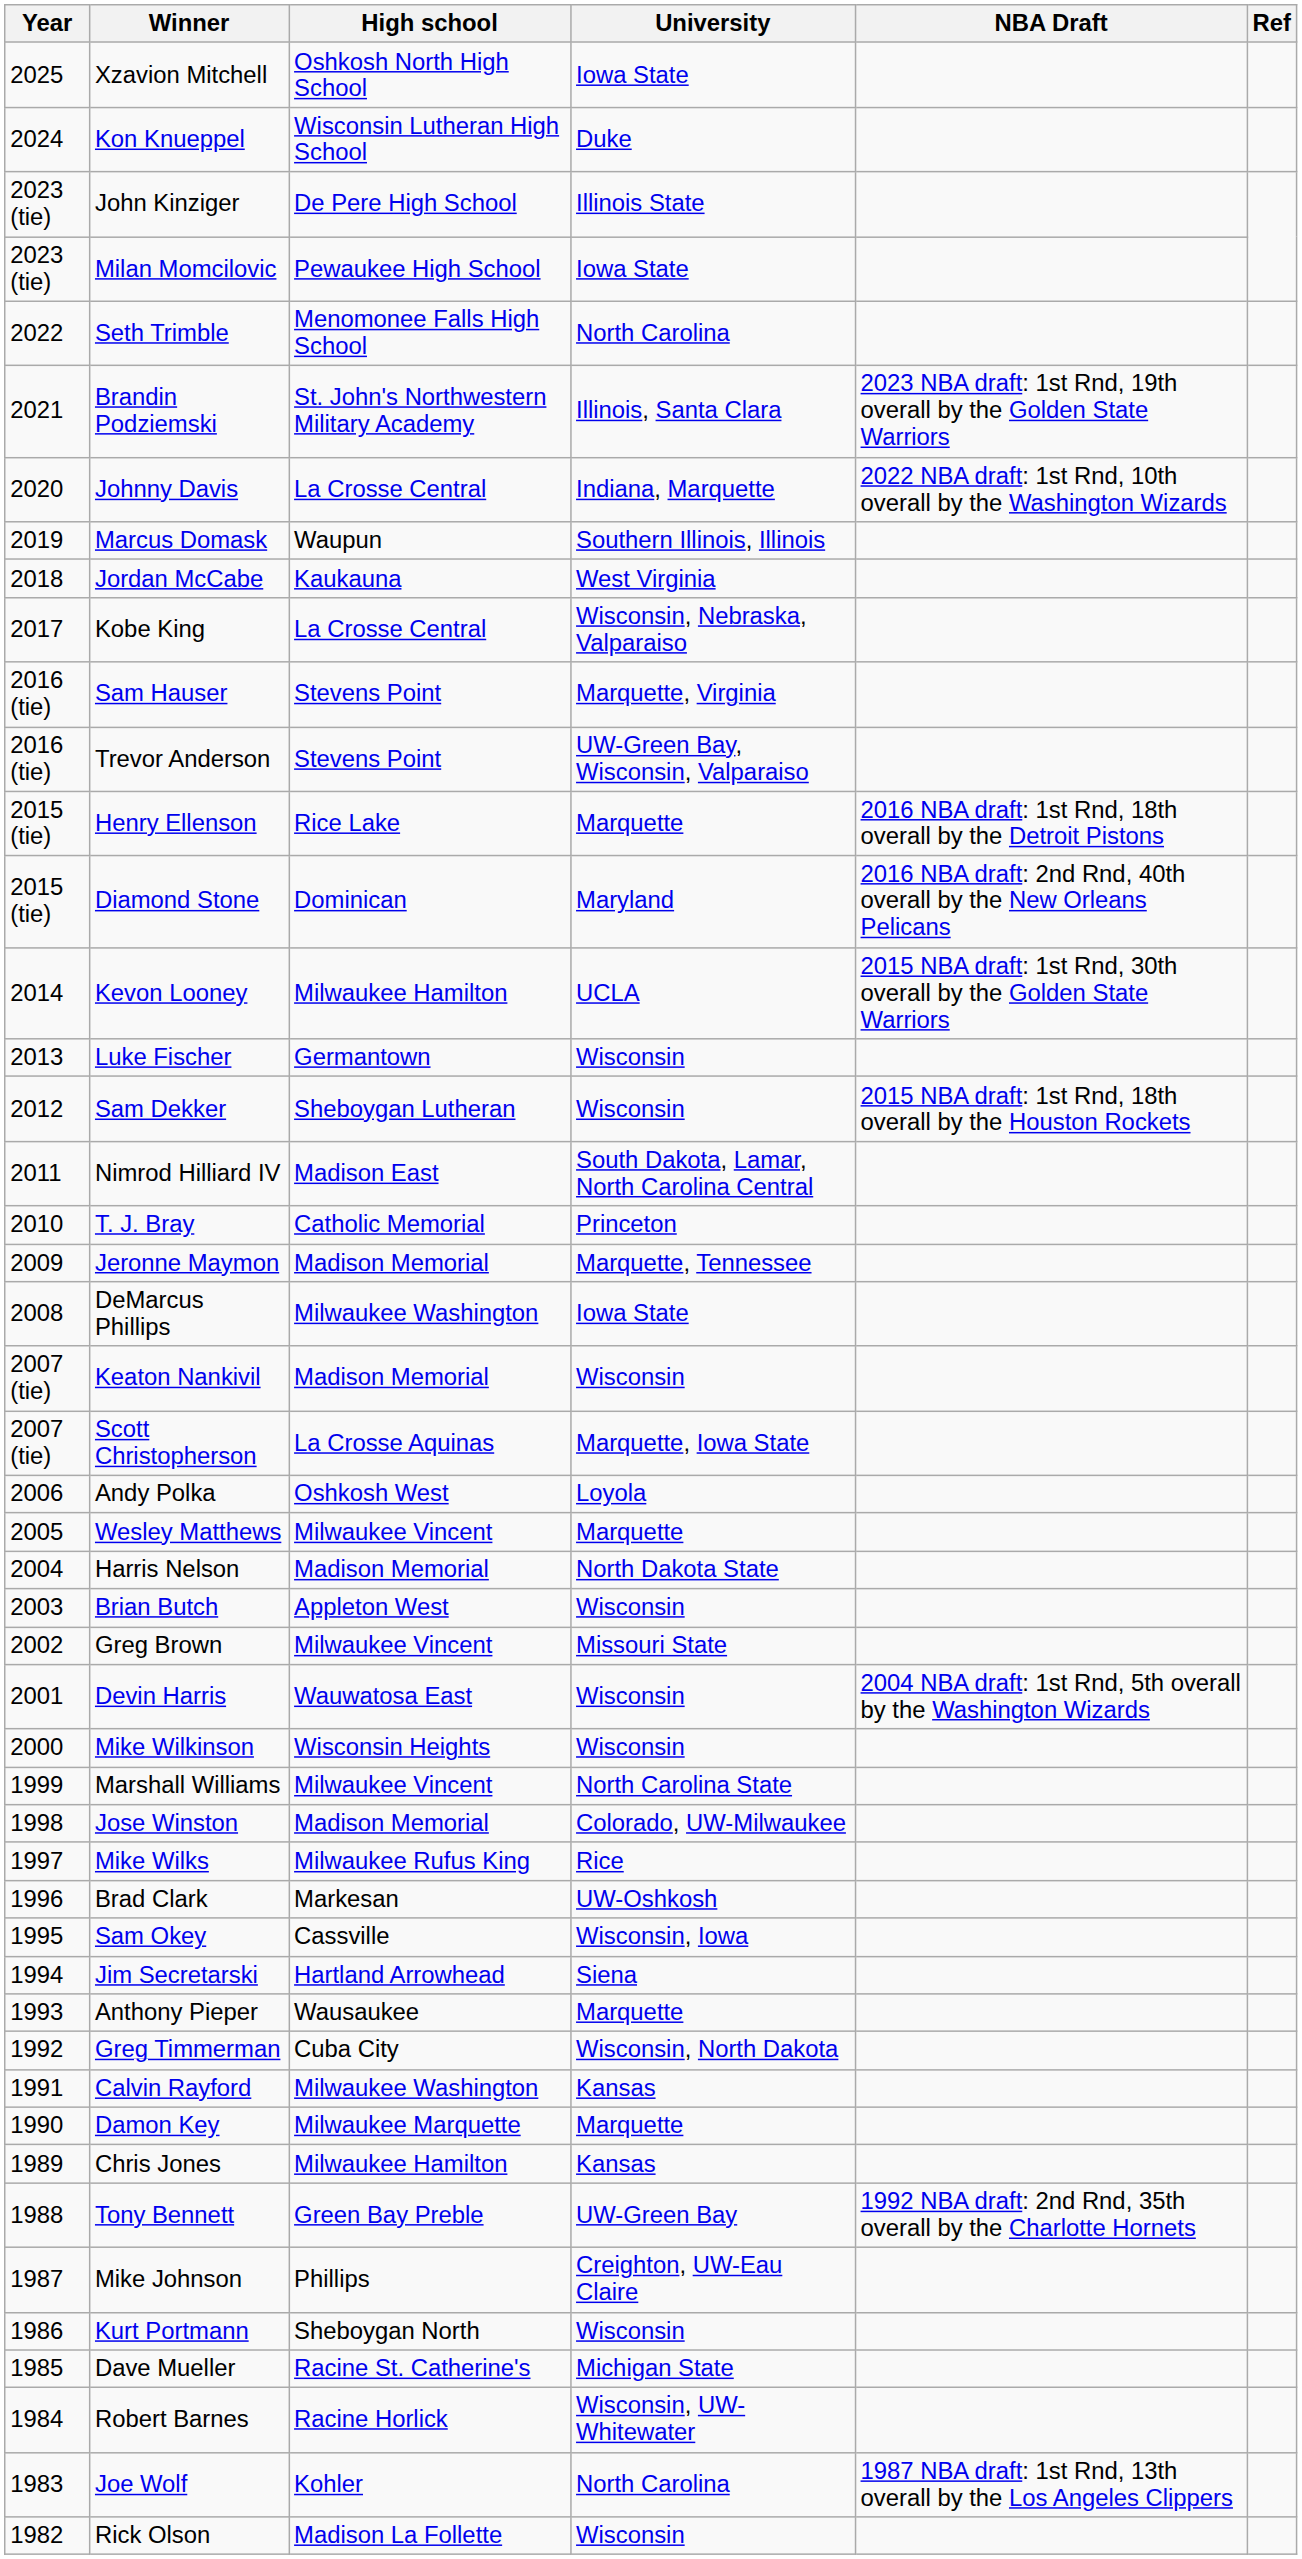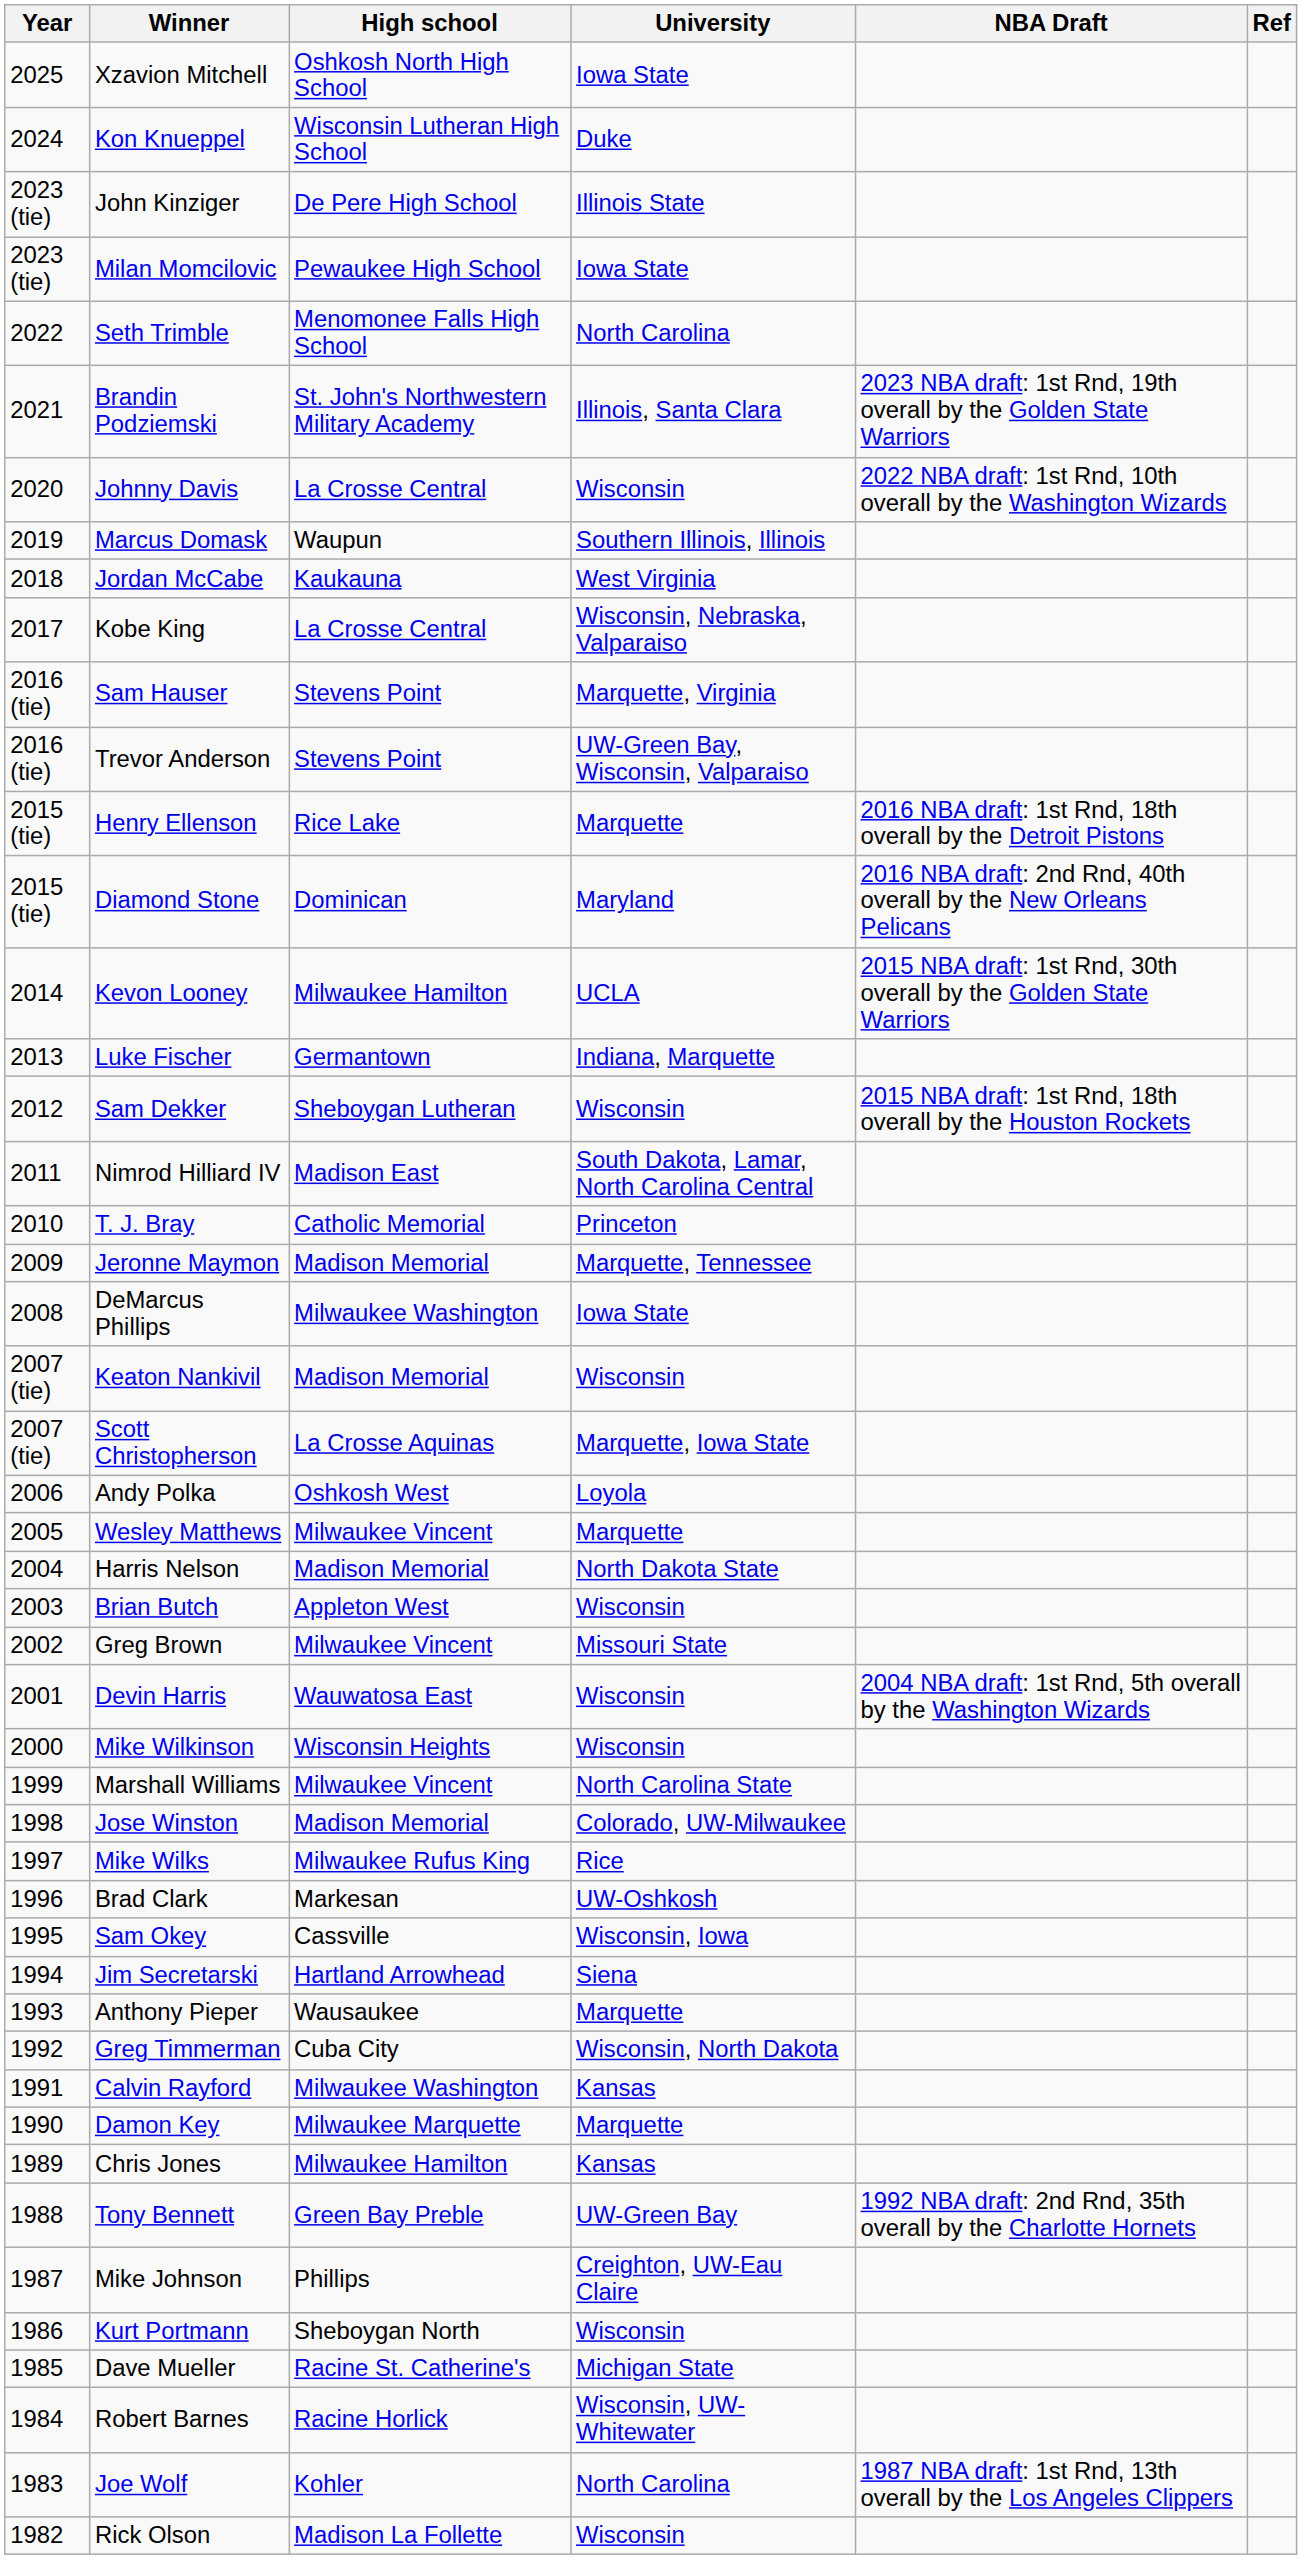(675, 489) Indiana, Marquette -> (630, 489) Wisconsin
(630, 1057) Wisconsin -> (675, 1057) Indiana, Marquette
